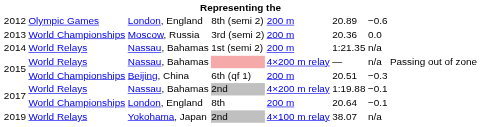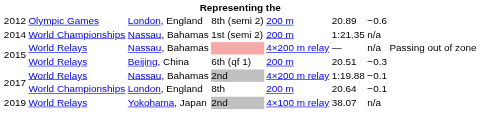- row: (15, 34)
(58, 48) World Relays -> (77, 34) World Championships
(77, 75) World Championships -> (58, 62) World Relays
